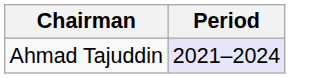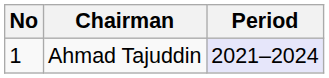+ column: (24, 21)
